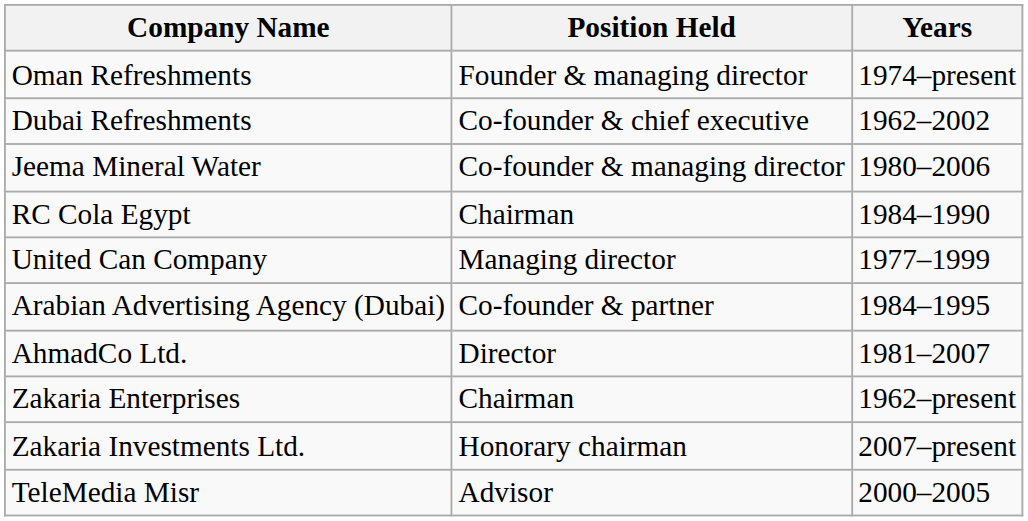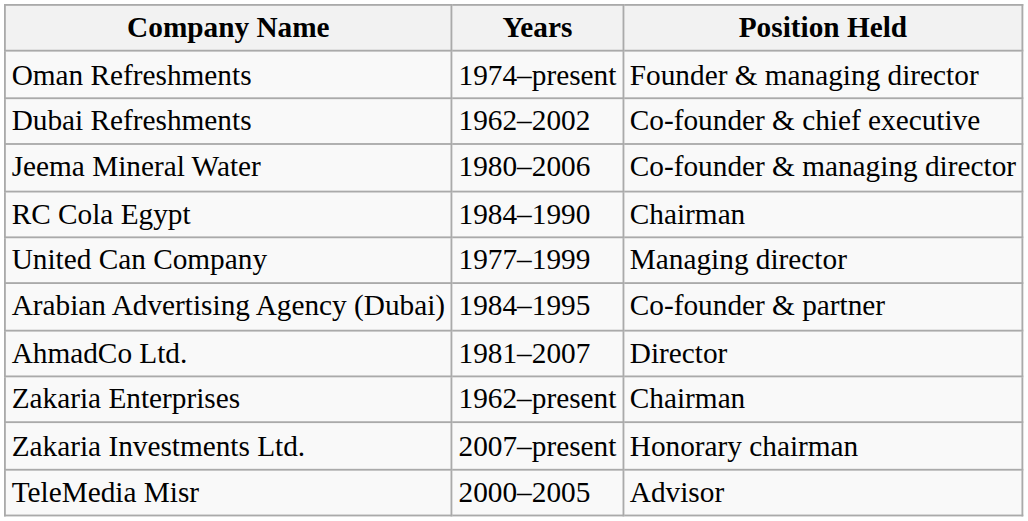columns swapped: (652, 27) <-> (937, 27)
